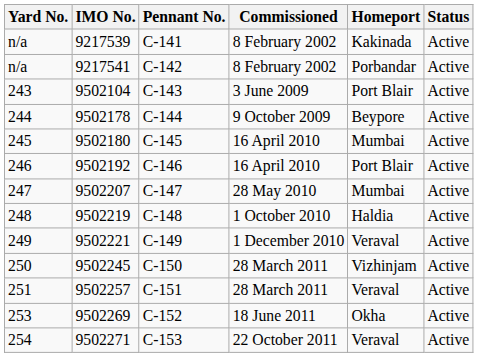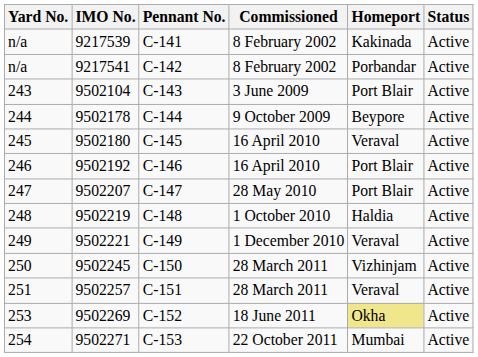(378, 141) Mumbai -> (375, 141) Veraval
(378, 191) Mumbai -> (382, 191) Port Blair
(368, 315) no background -> (368, 315) khaki background
(375, 340) Veraval -> (378, 340) Mumbai
